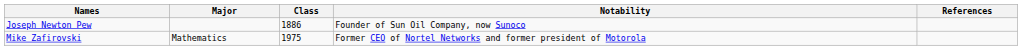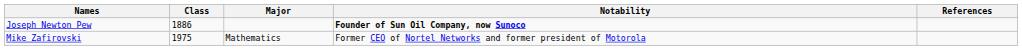columns swapped: (306, 11) <-> (225, 11)
(430, 25) normal -> (430, 25) bold
